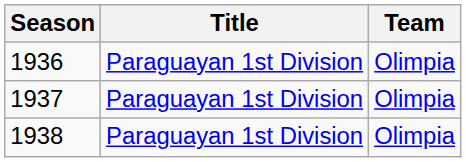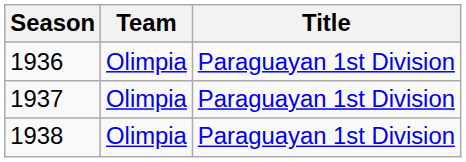columns swapped: (415, 23) <-> (235, 23)
